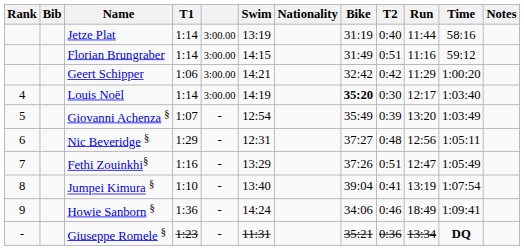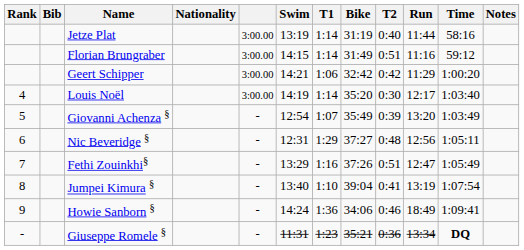columns swapped: (308, 14) <-> (187, 14)
(358, 94) bold -> (358, 94) normal
